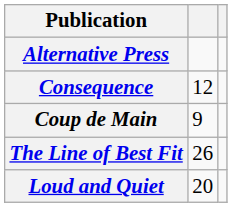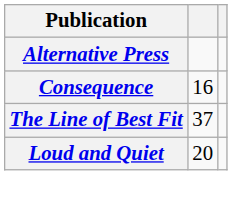(203, 86) 12 -> (203, 86) 16
- row: (96, 119)
(203, 152) 26 -> (203, 119) 37
